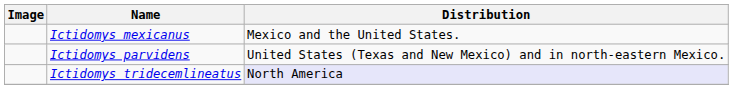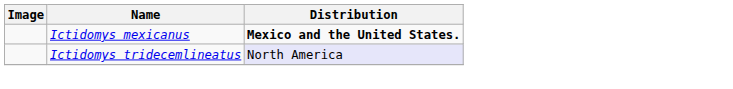(354, 34) normal -> (354, 34) bold
- row: (120, 54)
